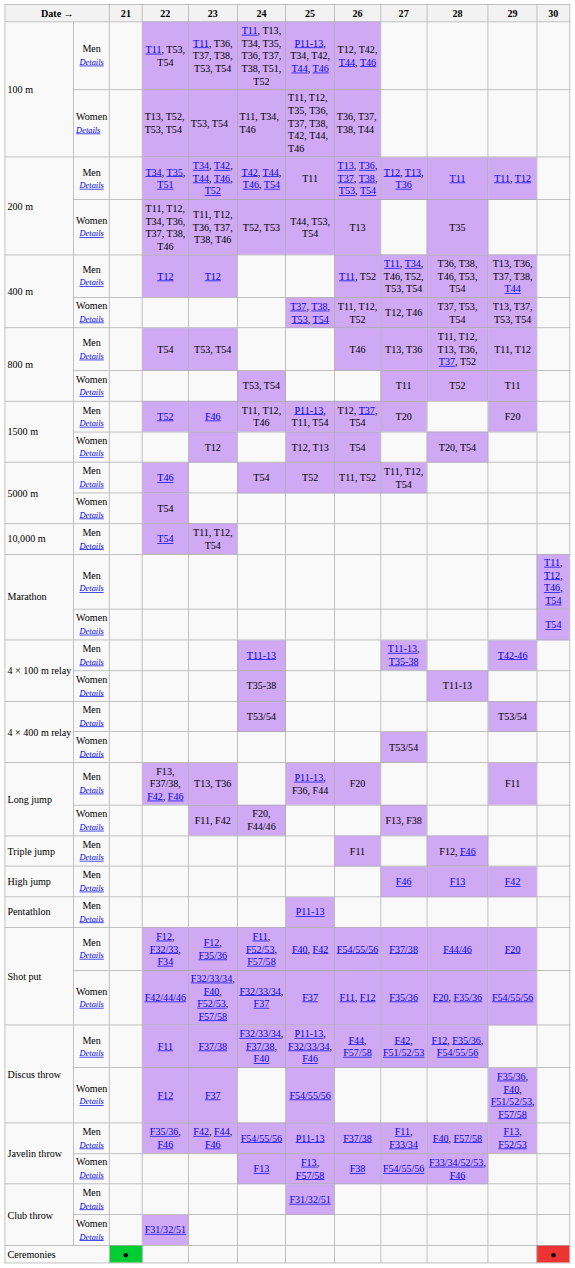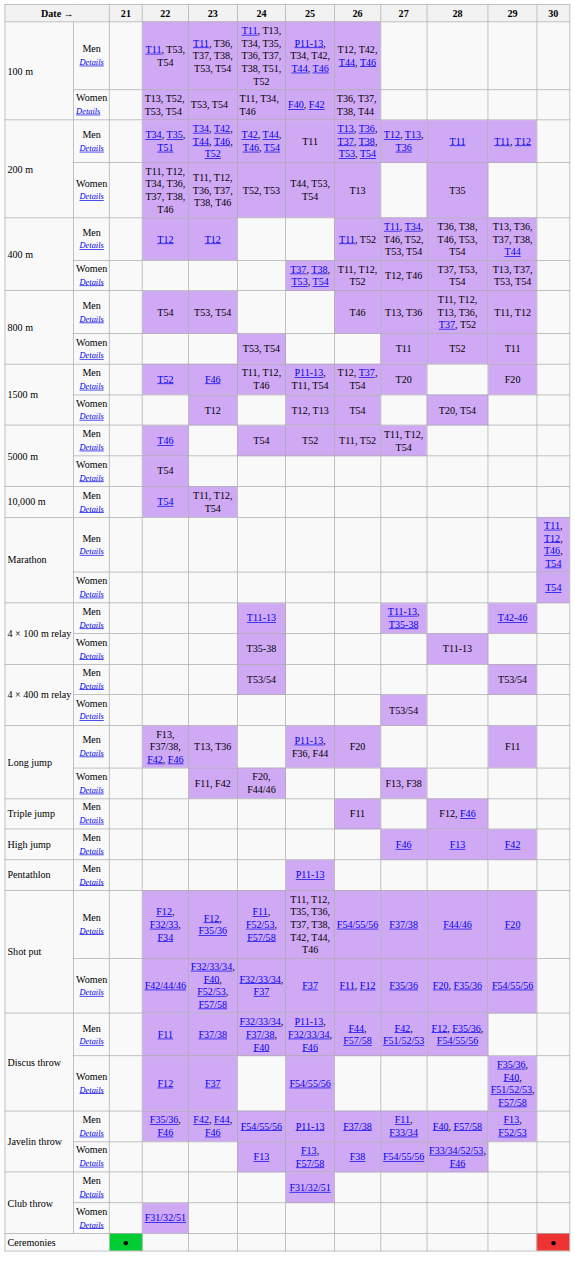(308, 123) T11, T12, T35, T36, T37, T38, T42, T44, T46 -> (306, 105) F40, F42
(310, 949) F40, F42 -> (310, 924) T11, T12, T35, T36, T37, T38, T42, T44, T46
